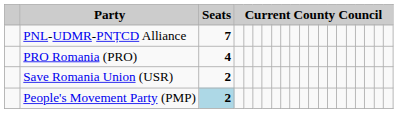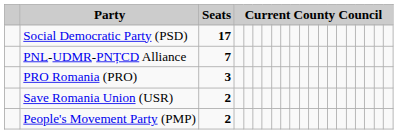+ row: (105, 35)
(228, 56) 4 -> (228, 77) 3
(228, 98) lightblue background -> (228, 118) no background
